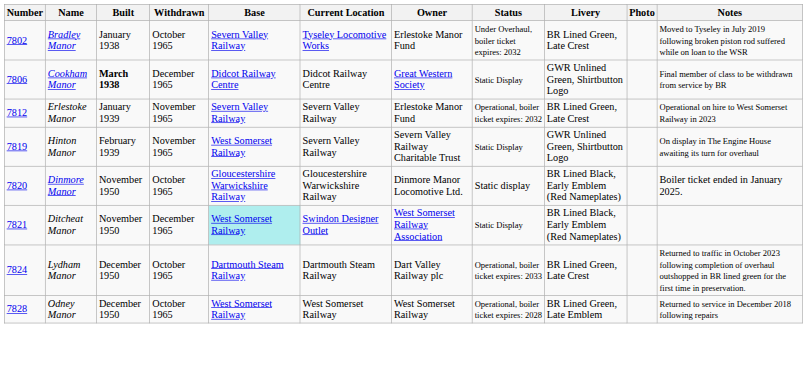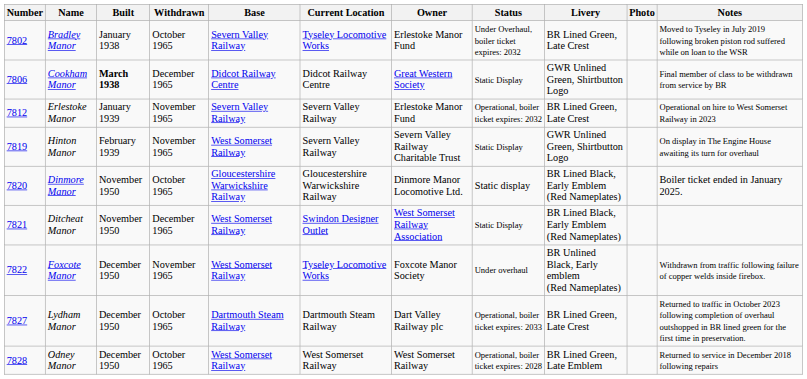(242, 225) paleturquoise background -> (242, 225) no background
+ row: (64, 270)
(17, 270) 7824 -> (17, 321) 7827
